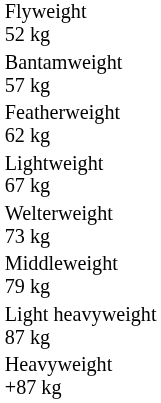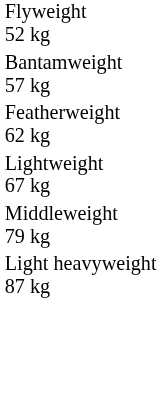- row: (59, 224)
- row: (59, 376)
